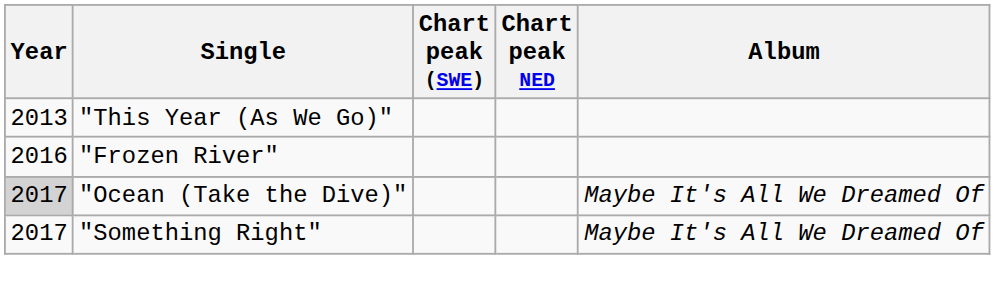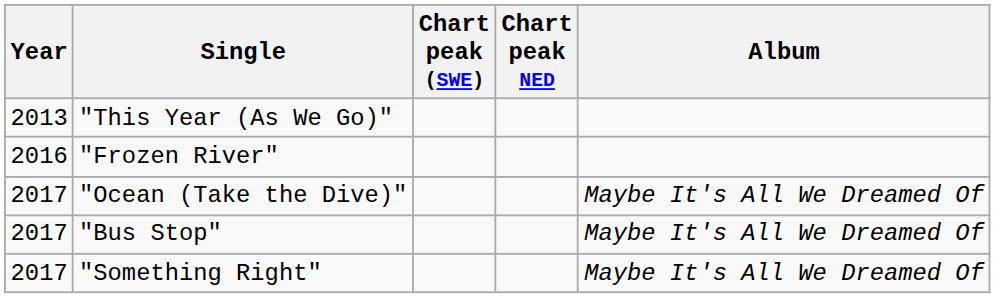(39, 196) lightgrey background -> (39, 196) no background
+ row: (150, 234)
